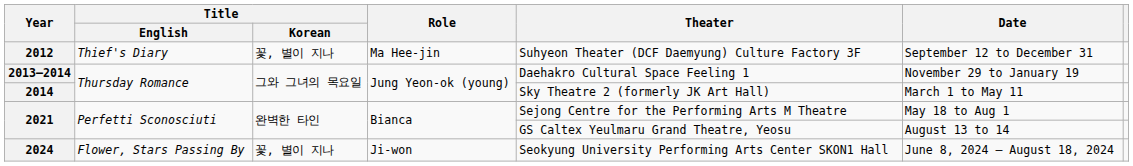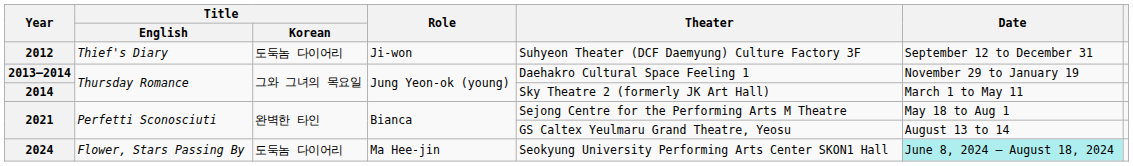(294, 52) 꽃, 별이 지나 -> (299, 52) 도둑놈 다이어리
(405, 53) Ma Hee-jin -> (391, 53) Ji-won
(294, 149) 꽃, 별이 지나 -> (299, 149) 도둑놈 다이어리
(391, 150) Ji-won -> (405, 150) Ma Hee-jin
(1009, 150) no background -> (1009, 150) paleturquoise background
